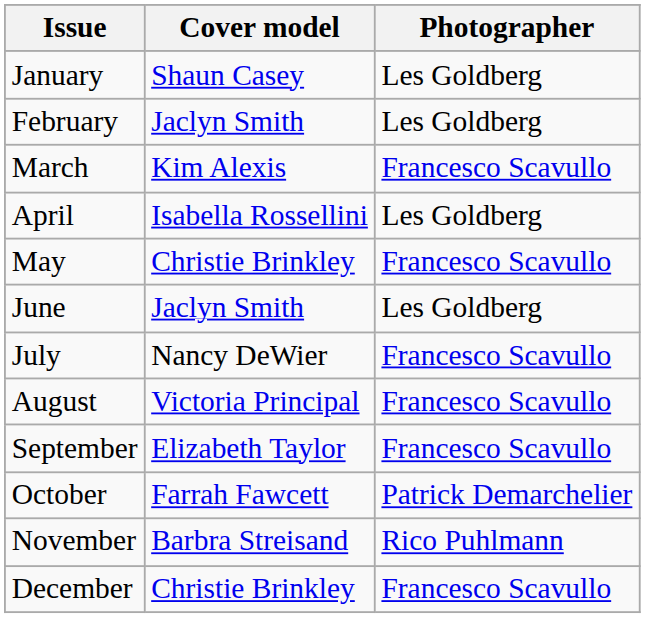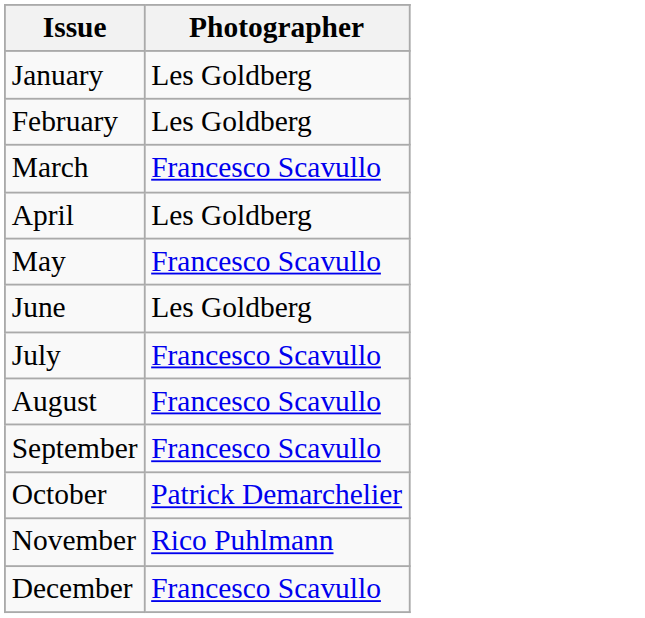- column: (260, 27)
